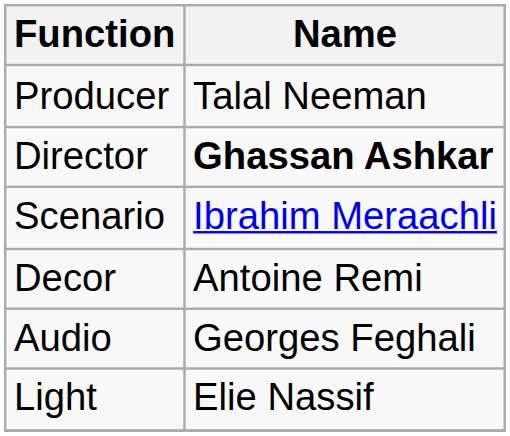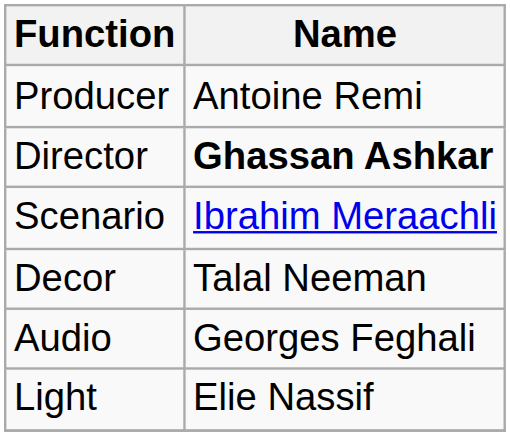(310, 95) Talal Neeman -> (308, 95) Antoine Remi
(308, 277) Antoine Remi -> (310, 277) Talal Neeman
